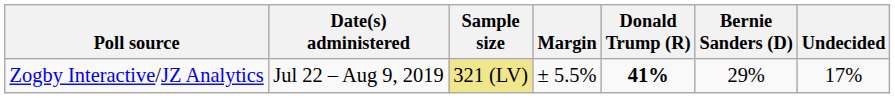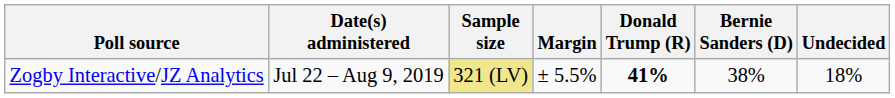(746, 75) 29% -> (746, 75) 38%
(844, 75) 17% -> (844, 75) 18%
